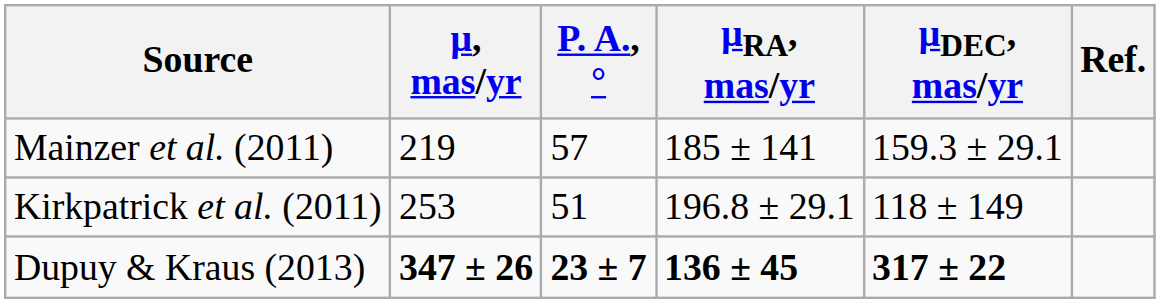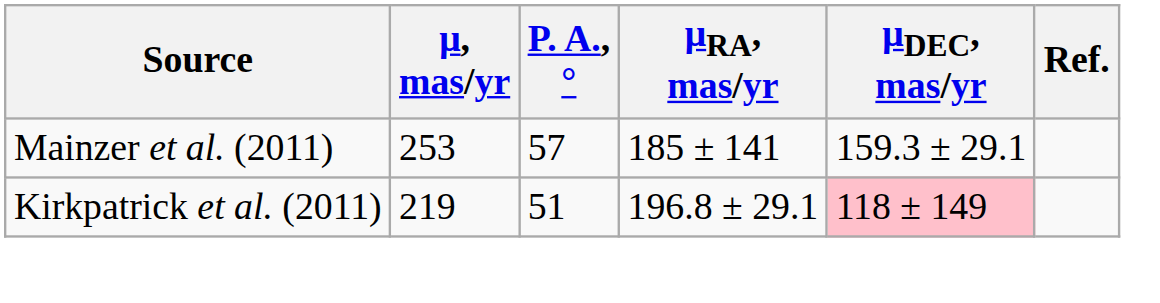(427, 146) 219 -> (427, 146) 253
(427, 206) 253 -> (427, 206) 219
(948, 206) no background -> (911, 206) pink background
- row: (190, 266)
